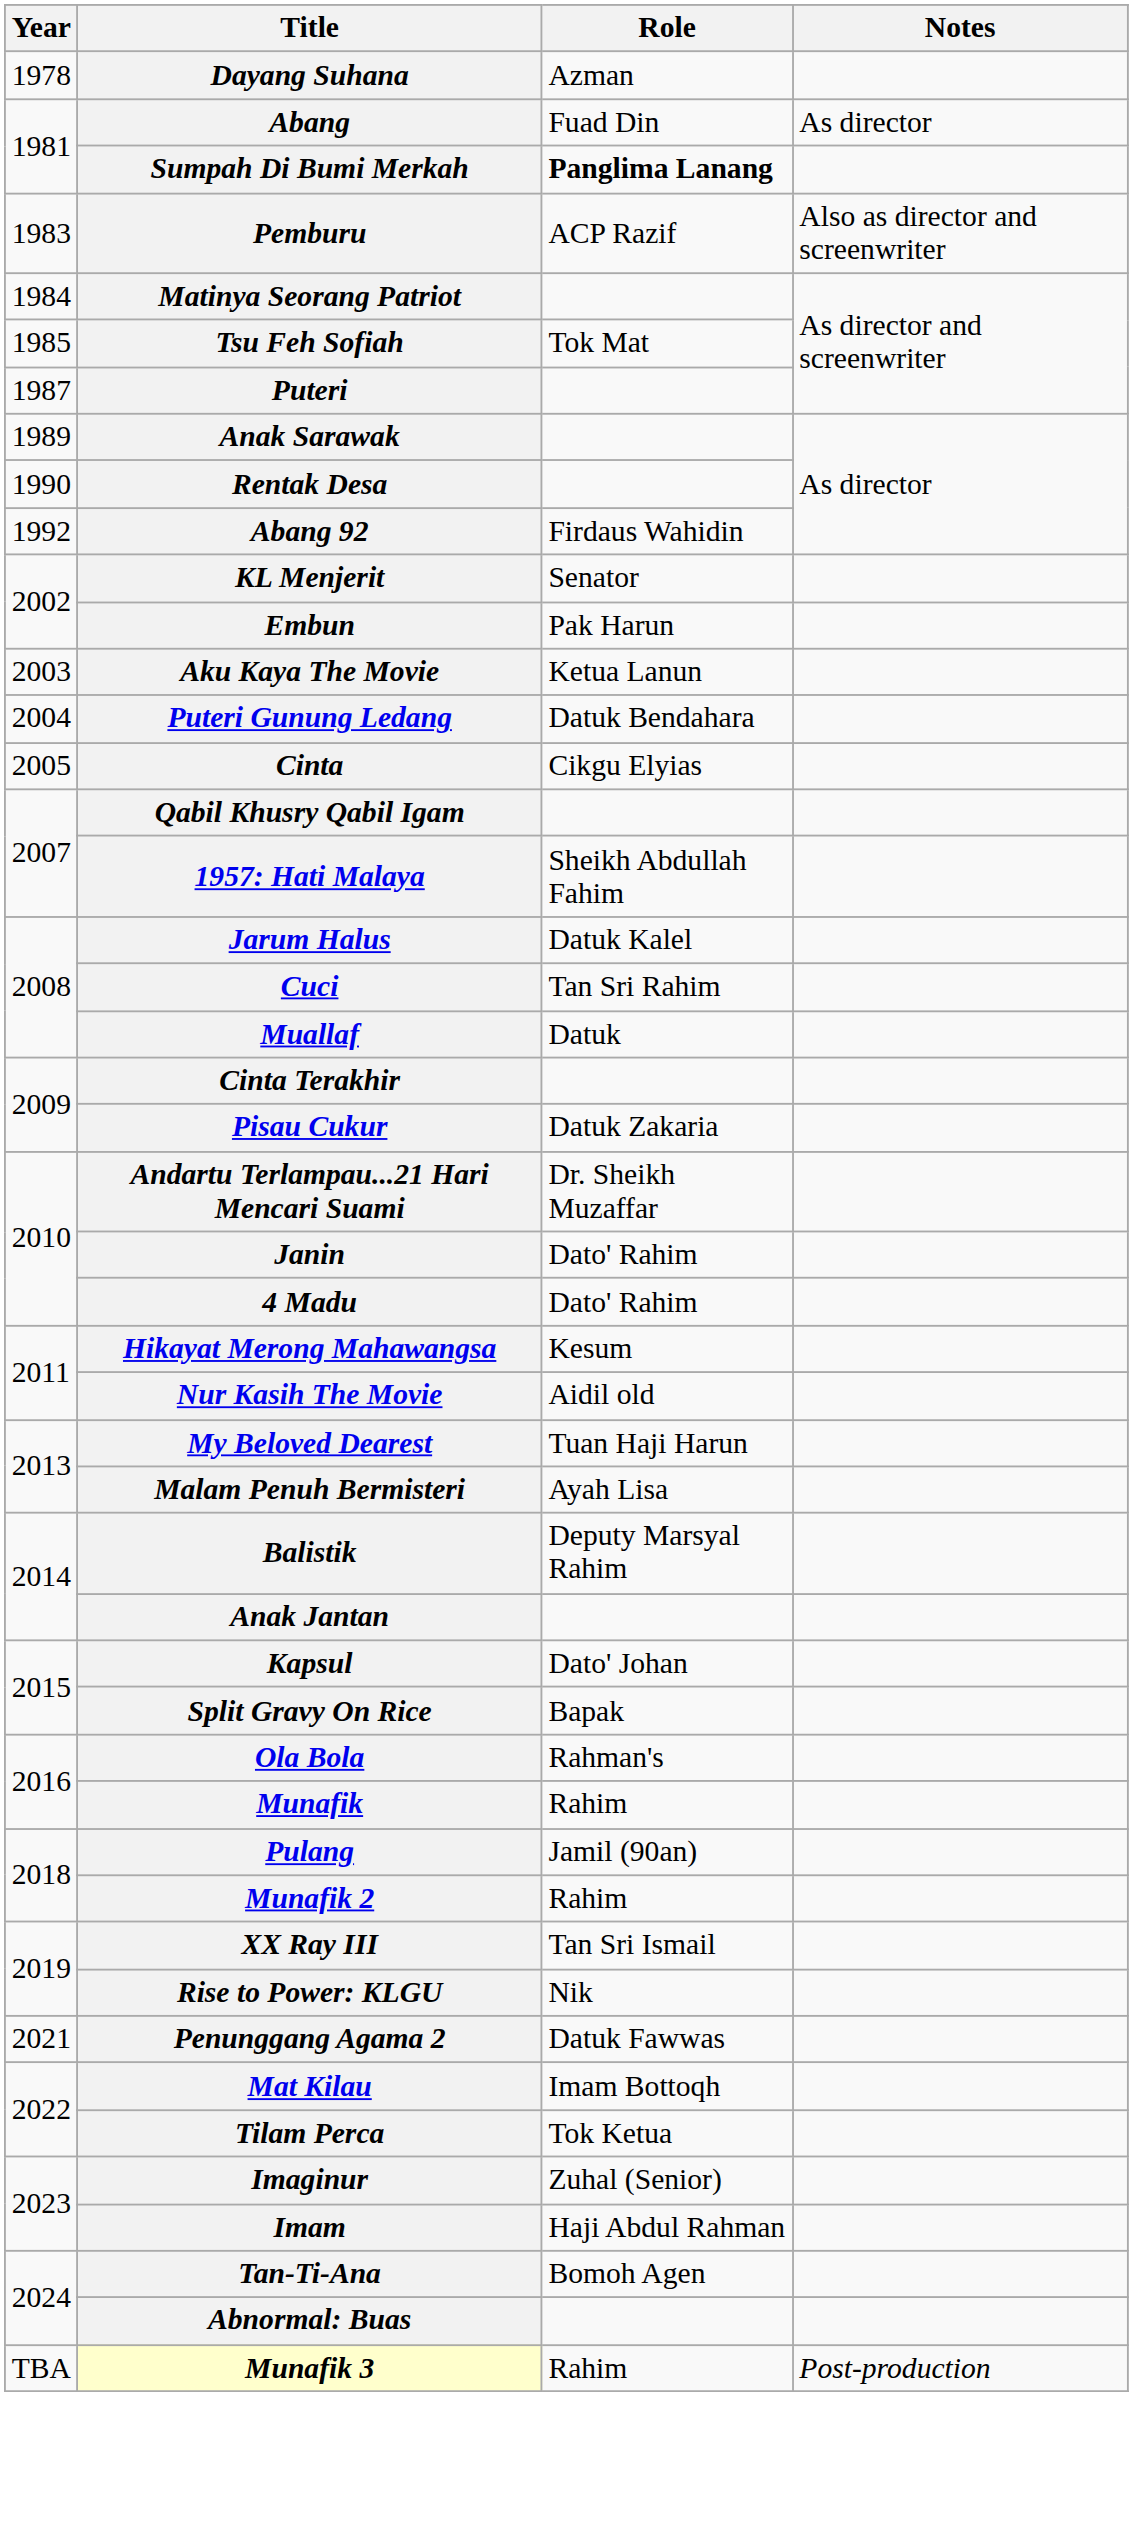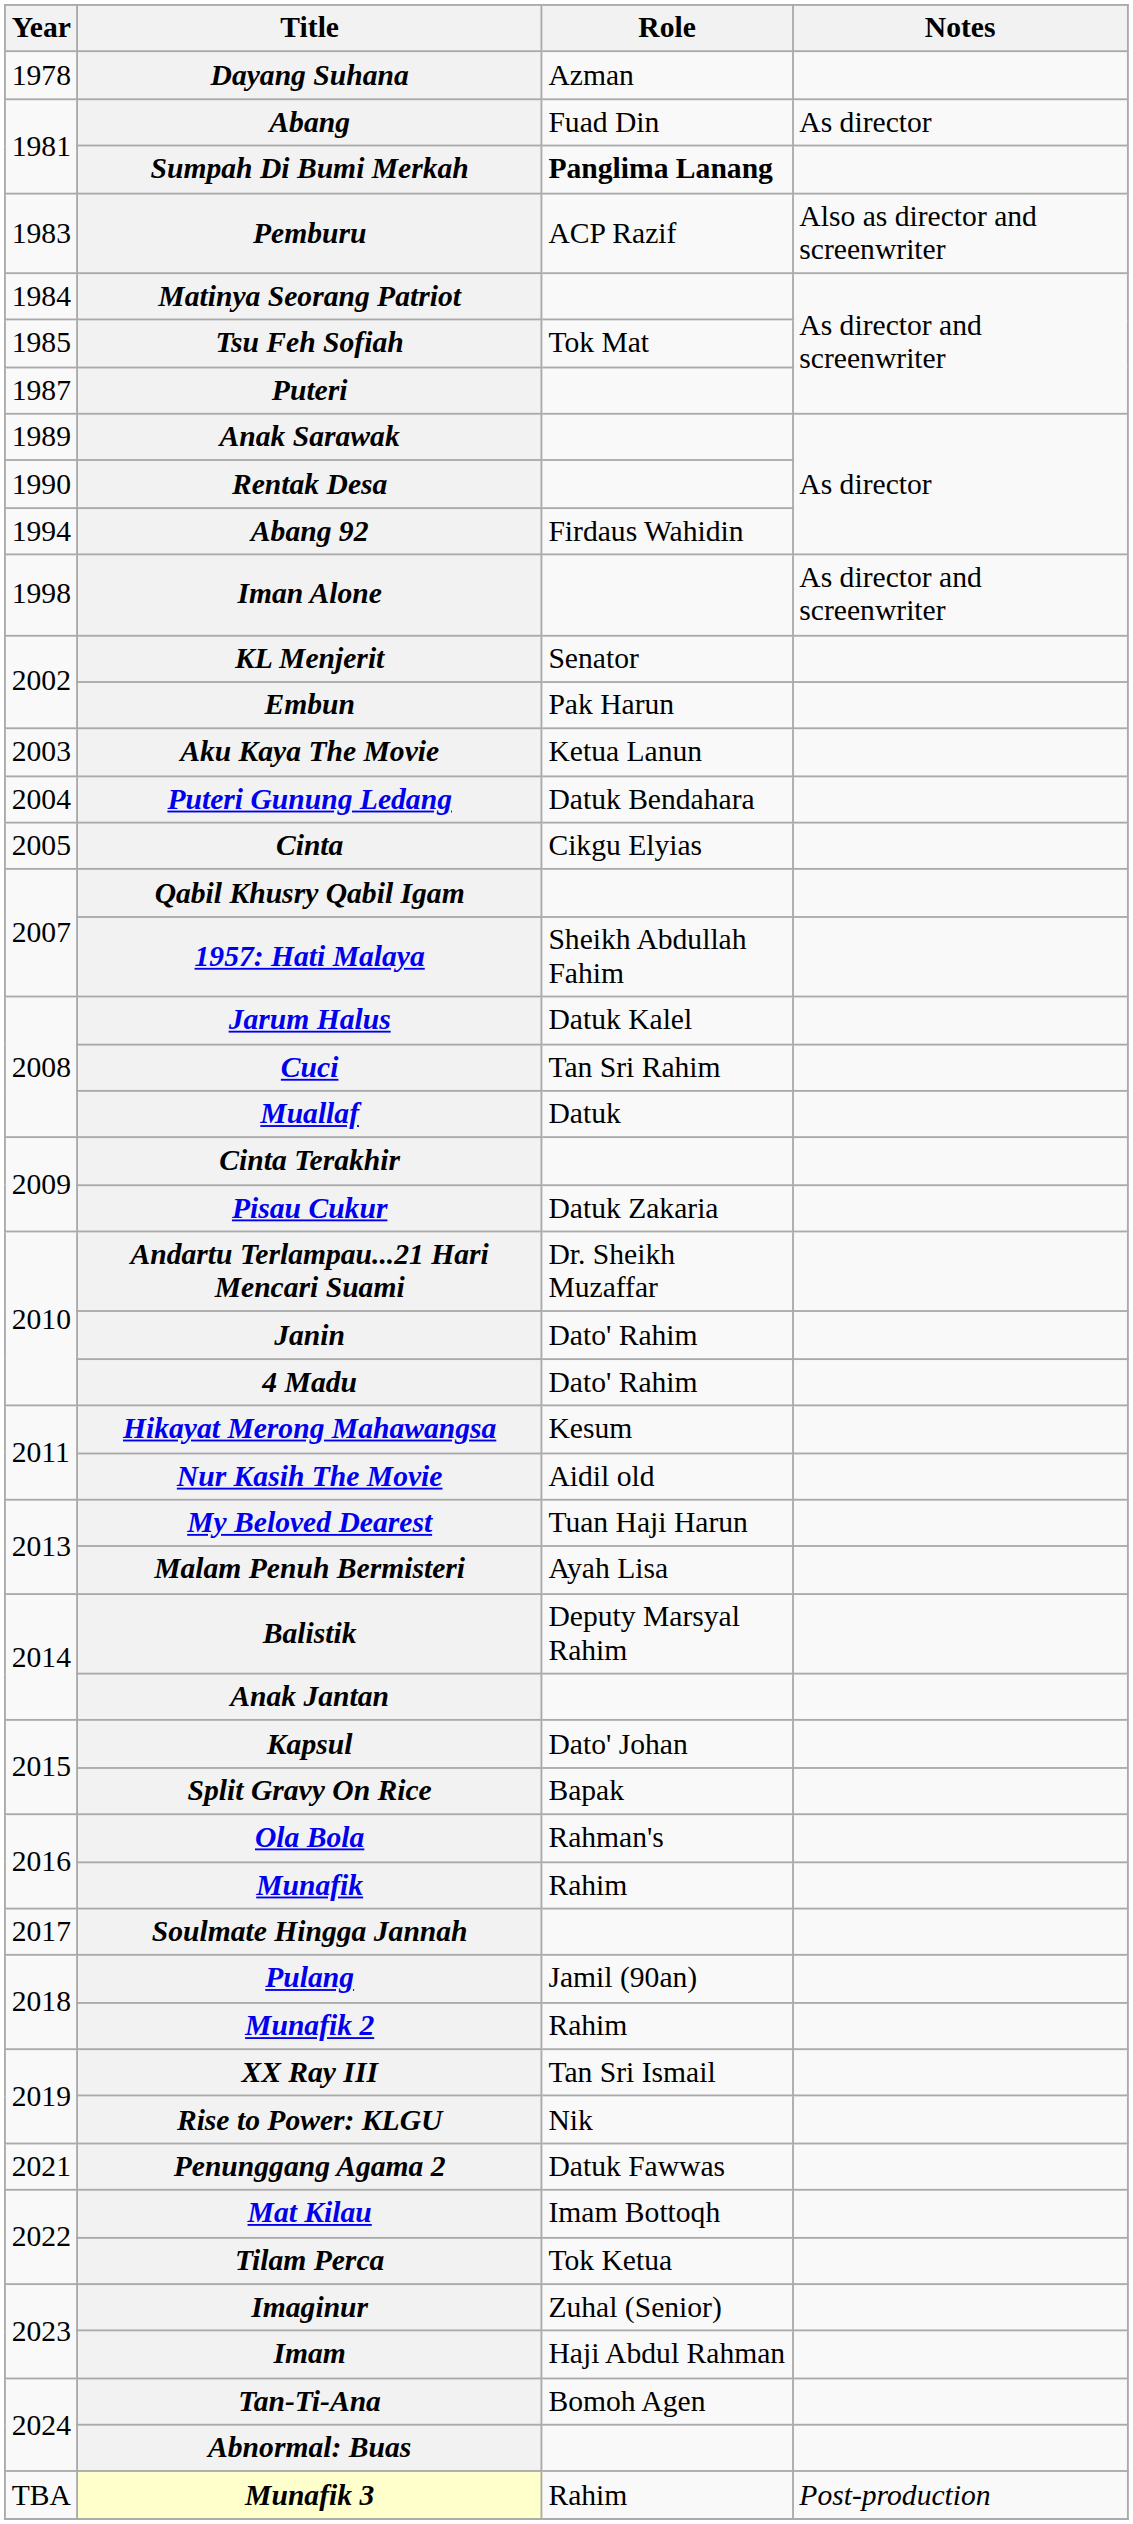(41, 530) 1992 -> (41, 530) 1994
+ row: (310, 594)
+ row: (310, 1931)
